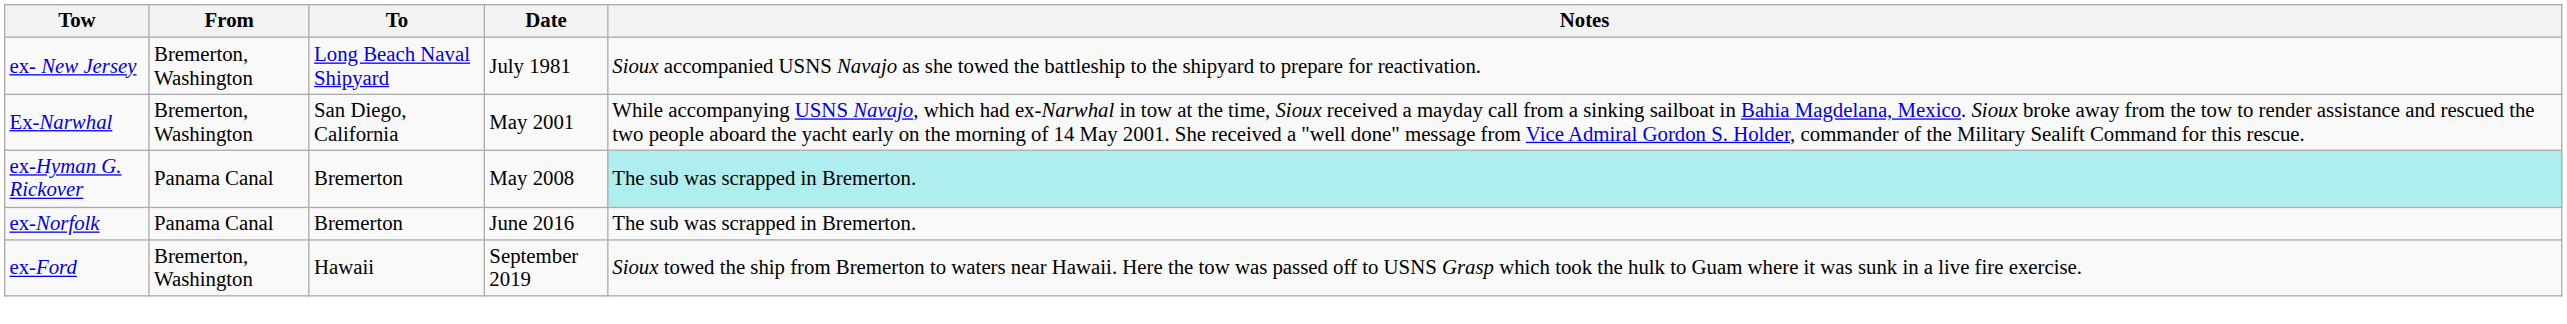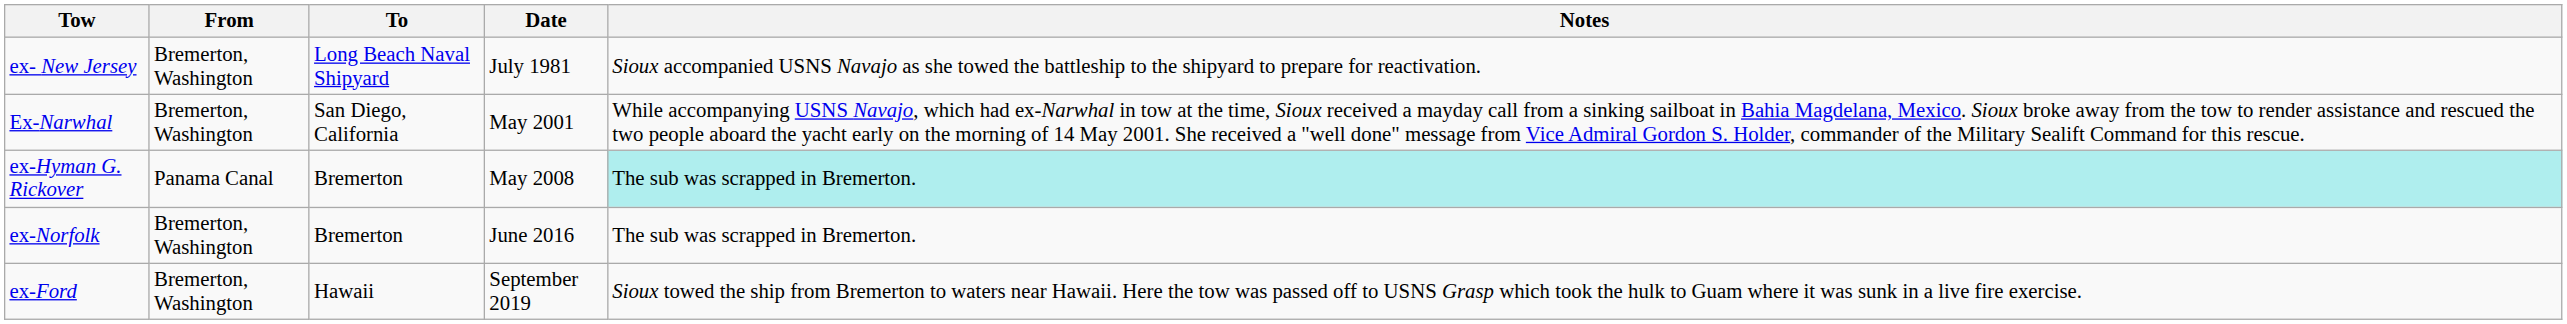(214, 223) Panama Canal -> (203, 234) Bremerton, Washington
